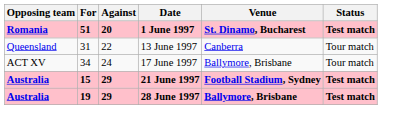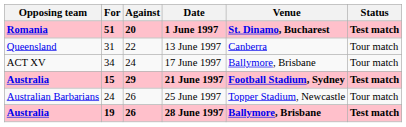+ row: (193, 96)
(107, 96) 29 -> (131, 113) 26
